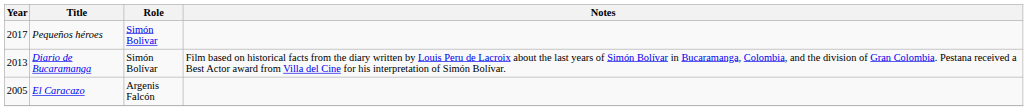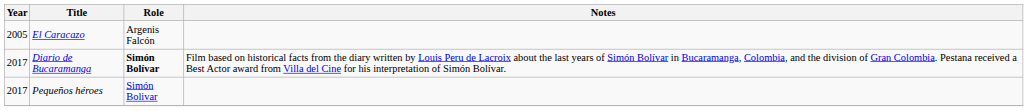rows swapped: (58, 91) <-> (68, 35)
(17, 63) 2013 -> (17, 63) 2017
(142, 63) normal -> (143, 63) bold
